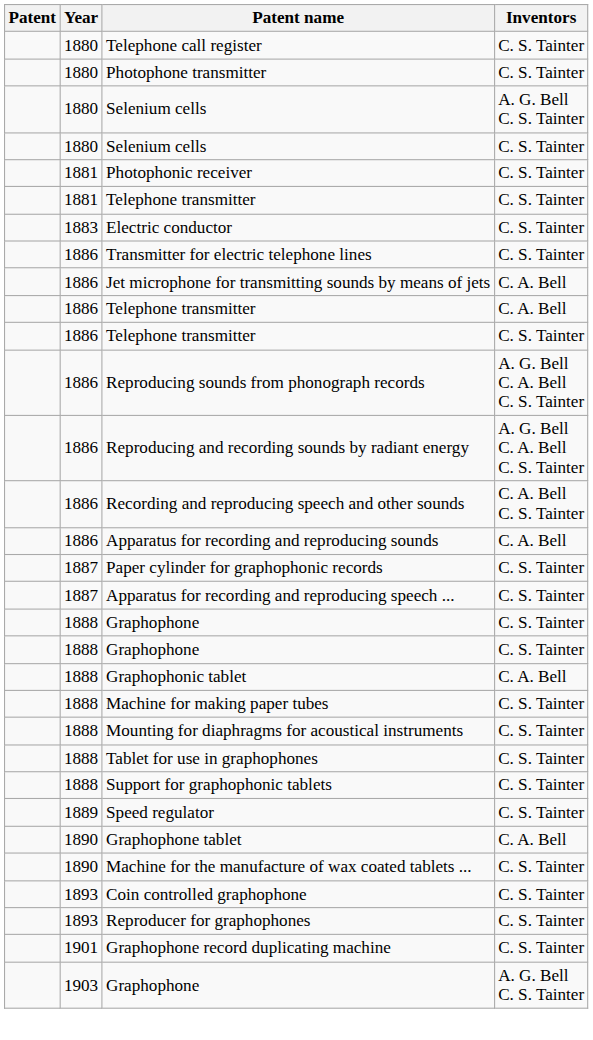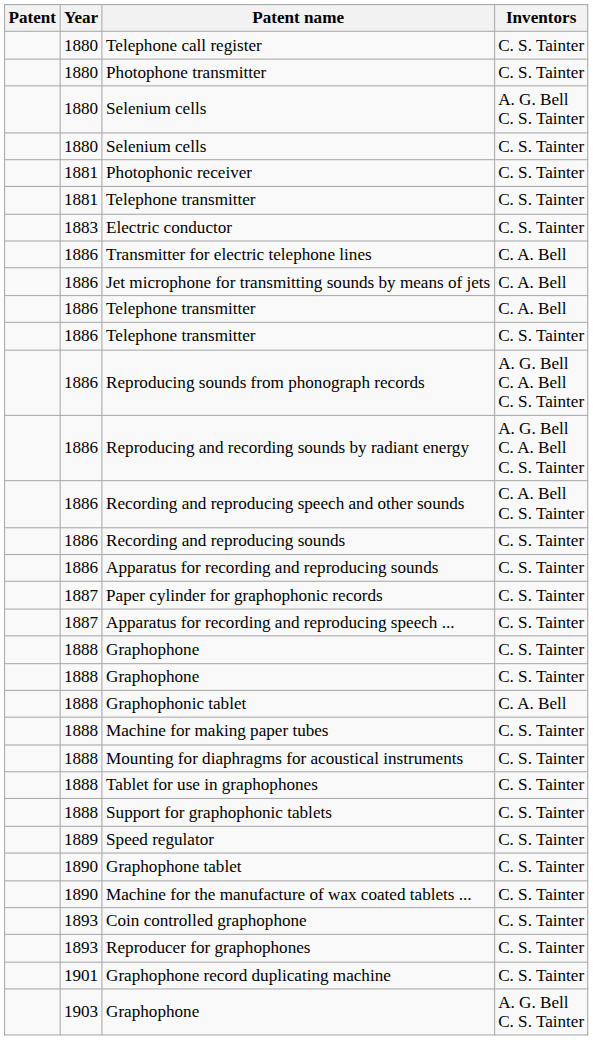(541, 254) C. S. Tainter -> (532, 254) C. A. Bell
+ row: (81, 540)
(532, 540) C. A. Bell -> (541, 568) C. S. Tainter
(532, 839) C. A. Bell -> (541, 866) C. S. Tainter
